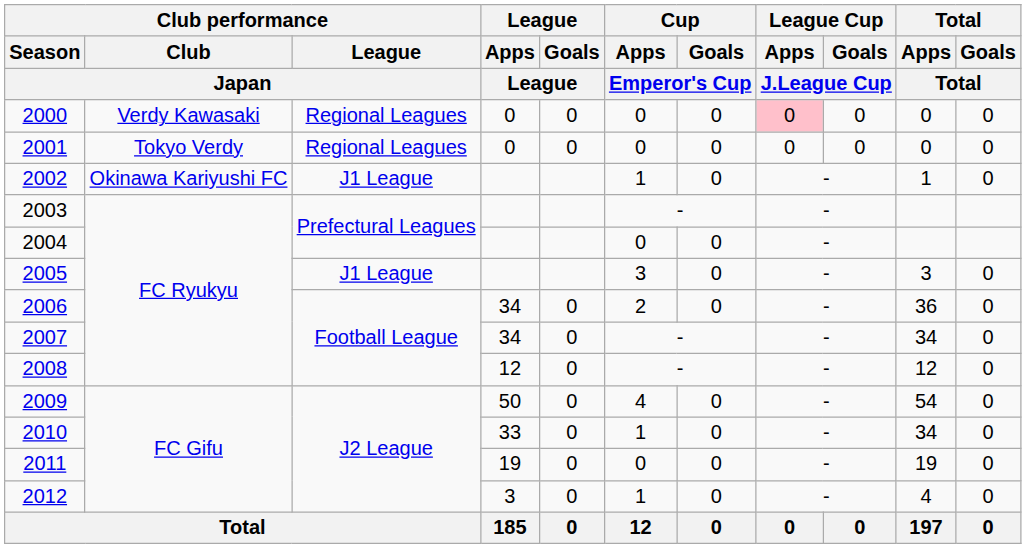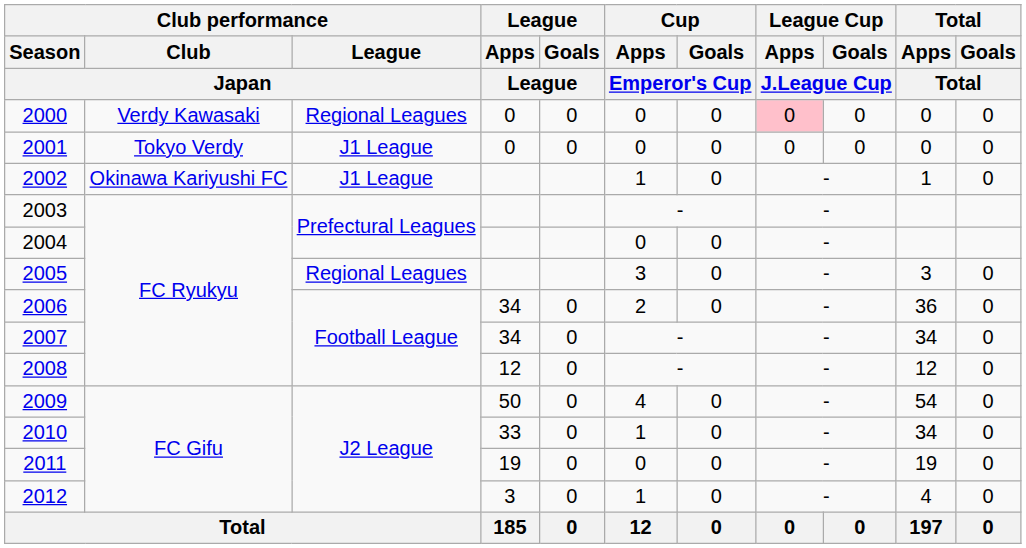(386, 147) Regional Leagues -> (386, 147) J1 League
(386, 274) J1 League -> (386, 274) Regional Leagues
